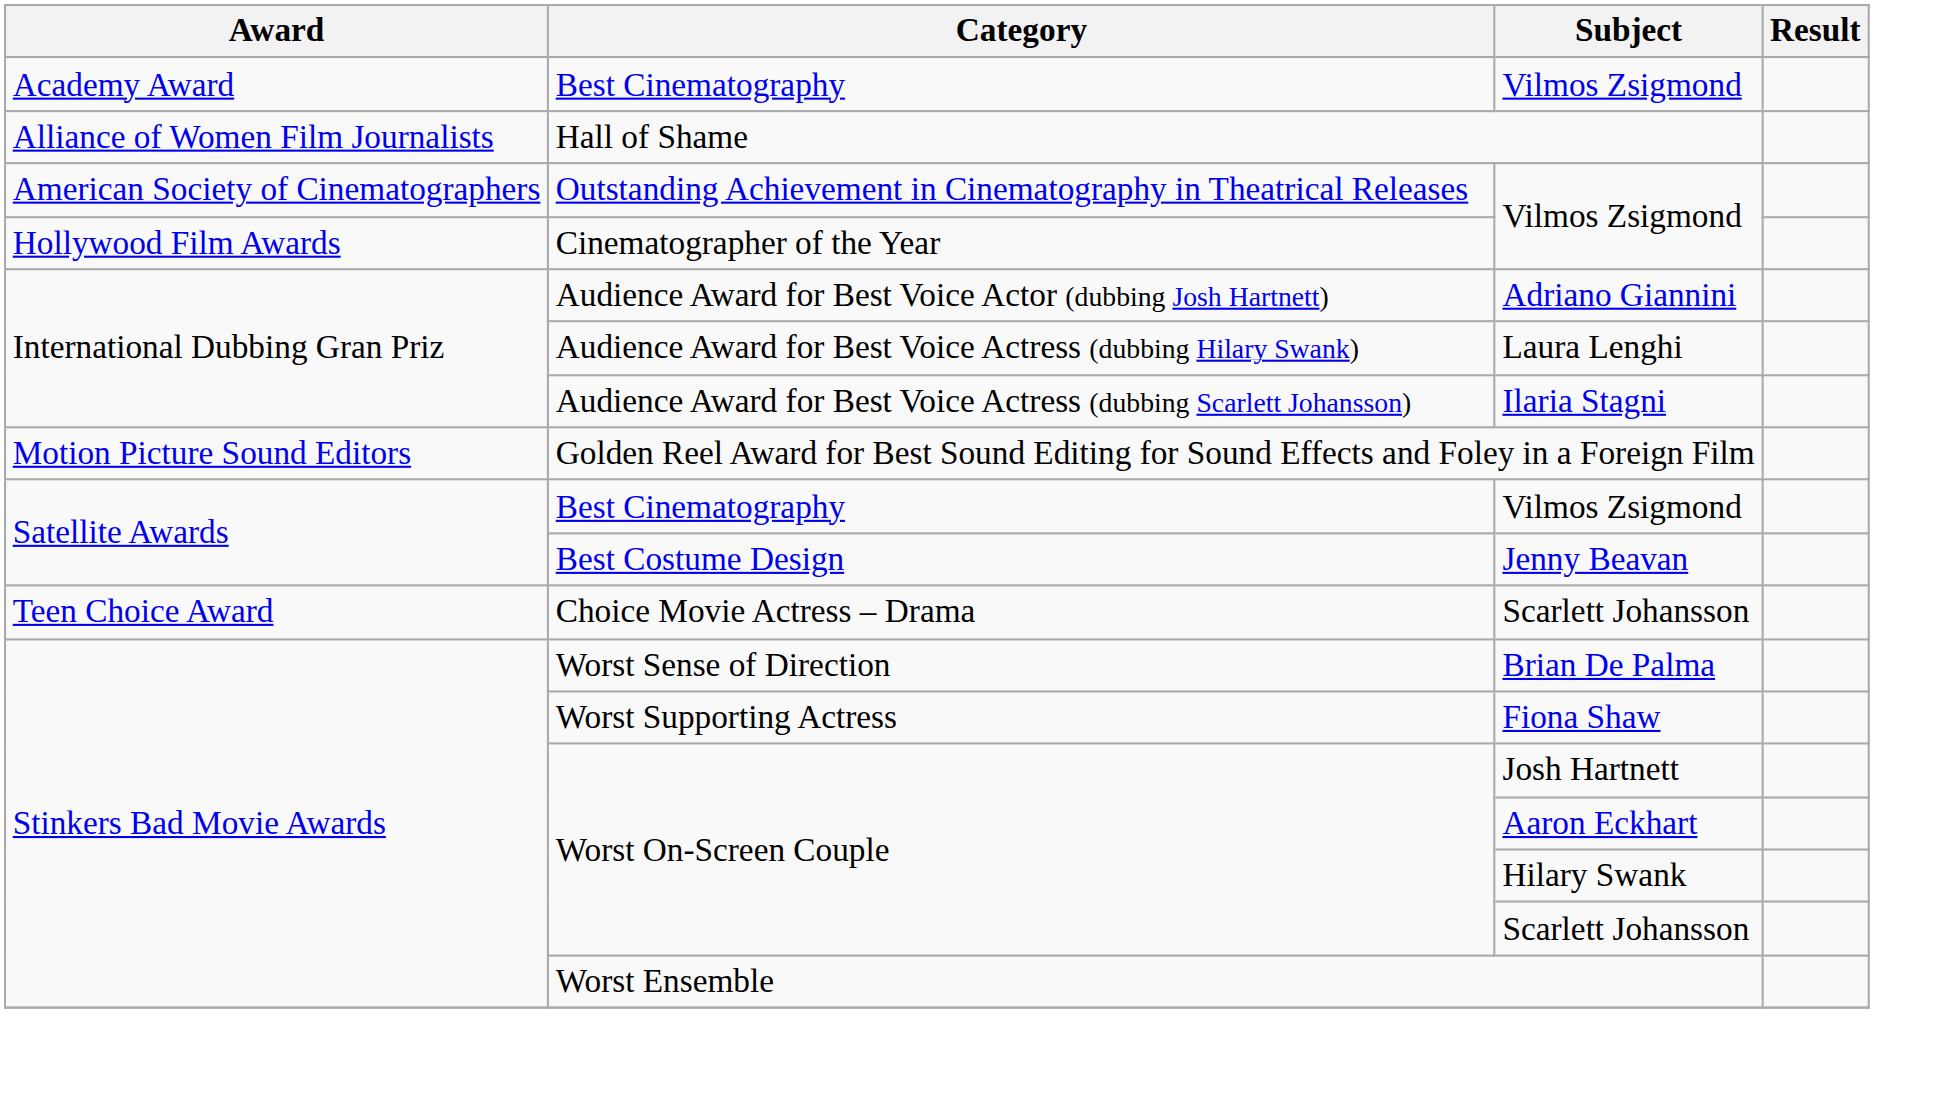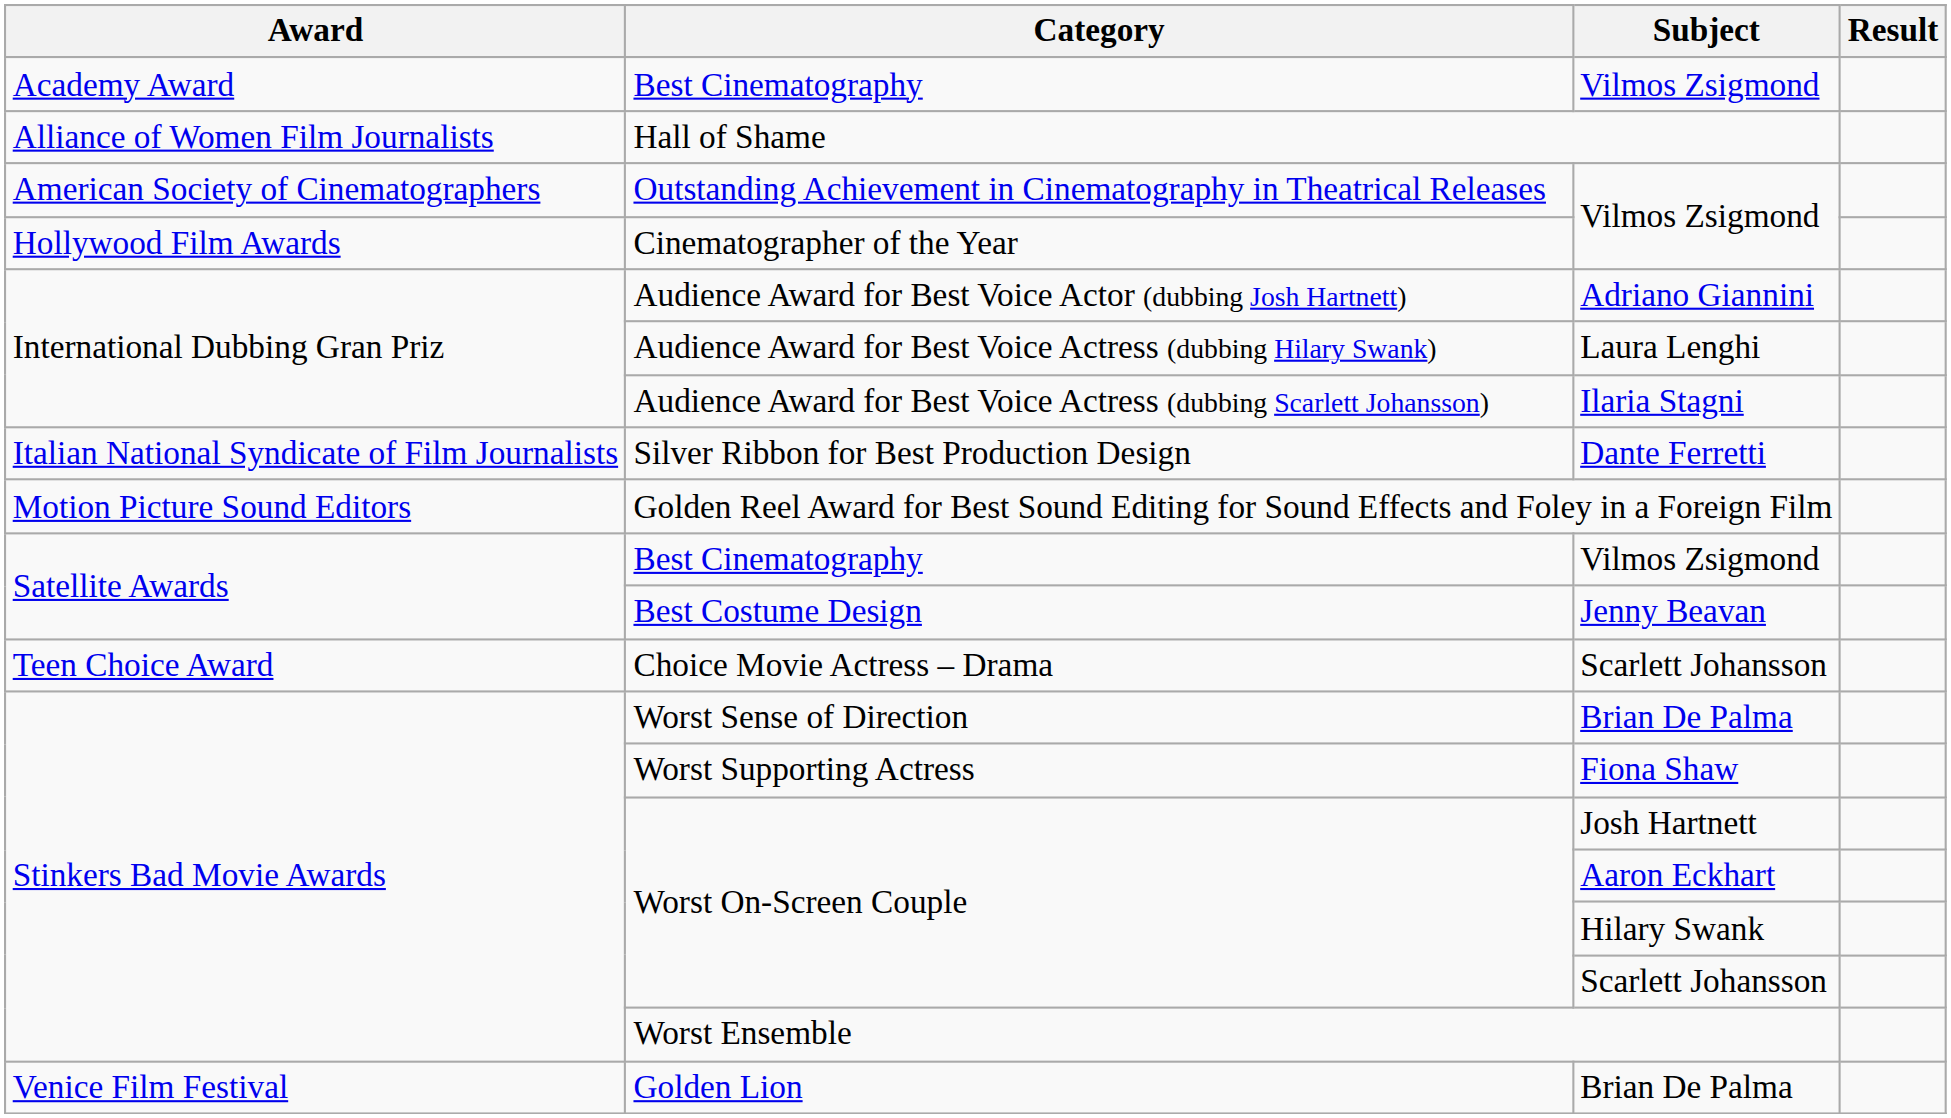+ row: (912, 453)
+ row: (718, 1086)
